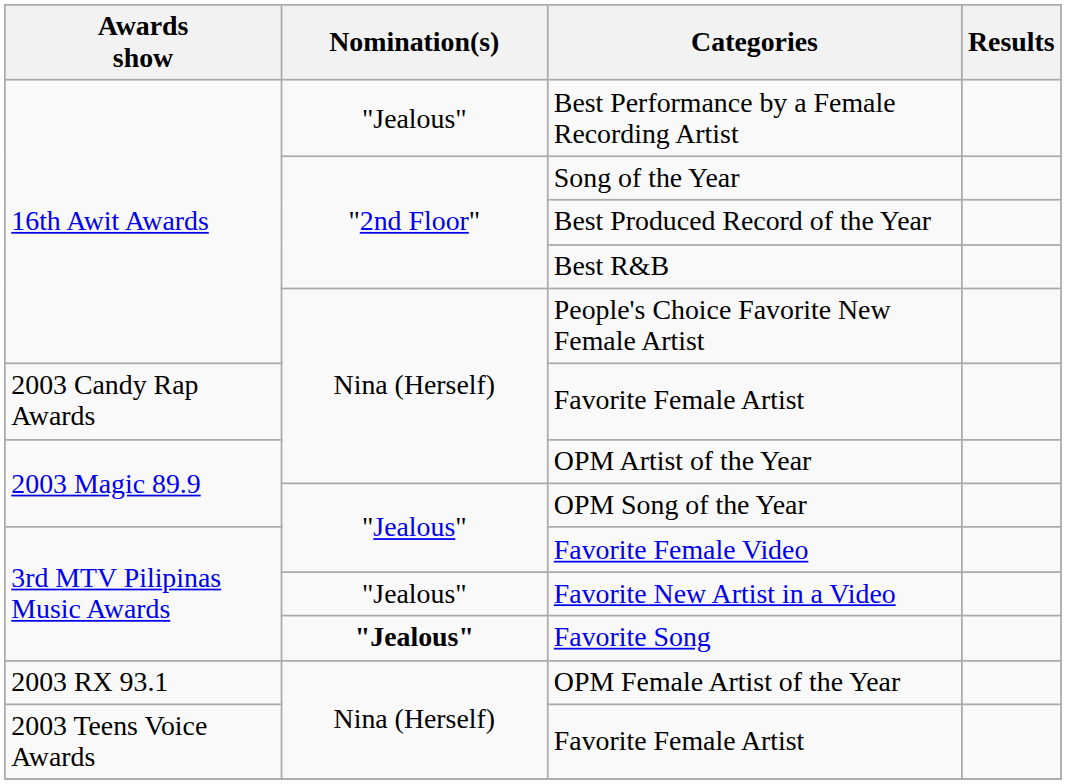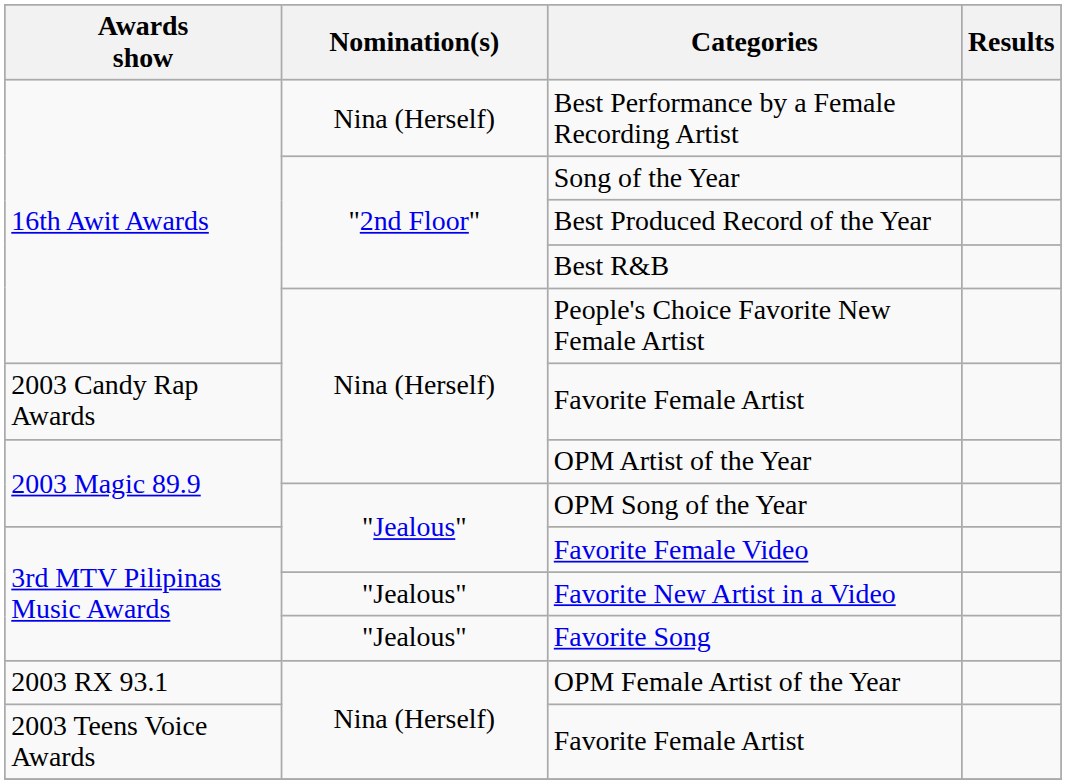(414, 117) "Jealous" -> (414, 117) Nina (Herself)
(414, 637) bold -> (414, 637) normal
